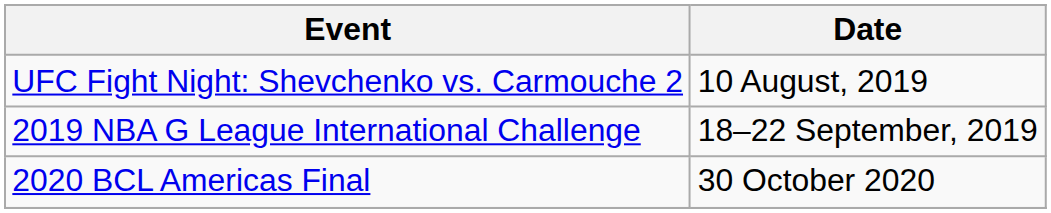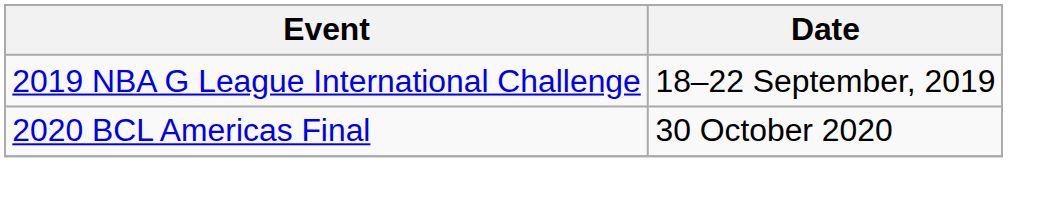- row: (348, 80)
